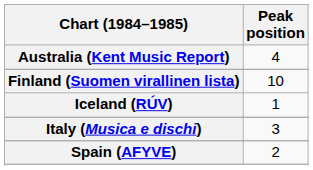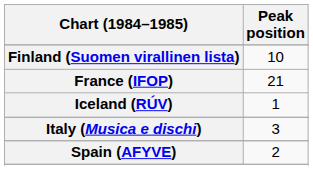- row: (124, 57)
+ row: (124, 81)
